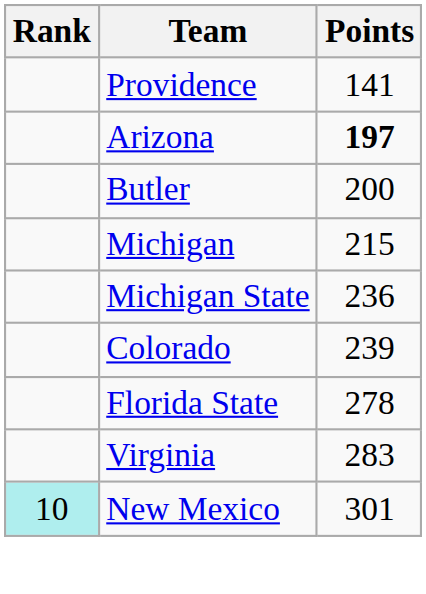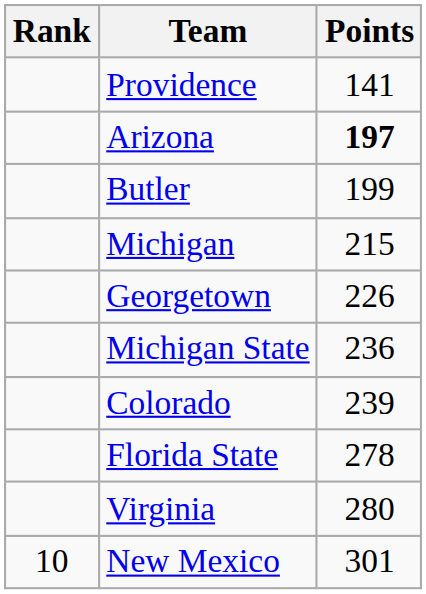(370, 190) 200 -> (370, 190) 199
+ row: (189, 296)
(370, 455) 283 -> (370, 508) 280
(52, 508) paleturquoise background -> (52, 561) no background
